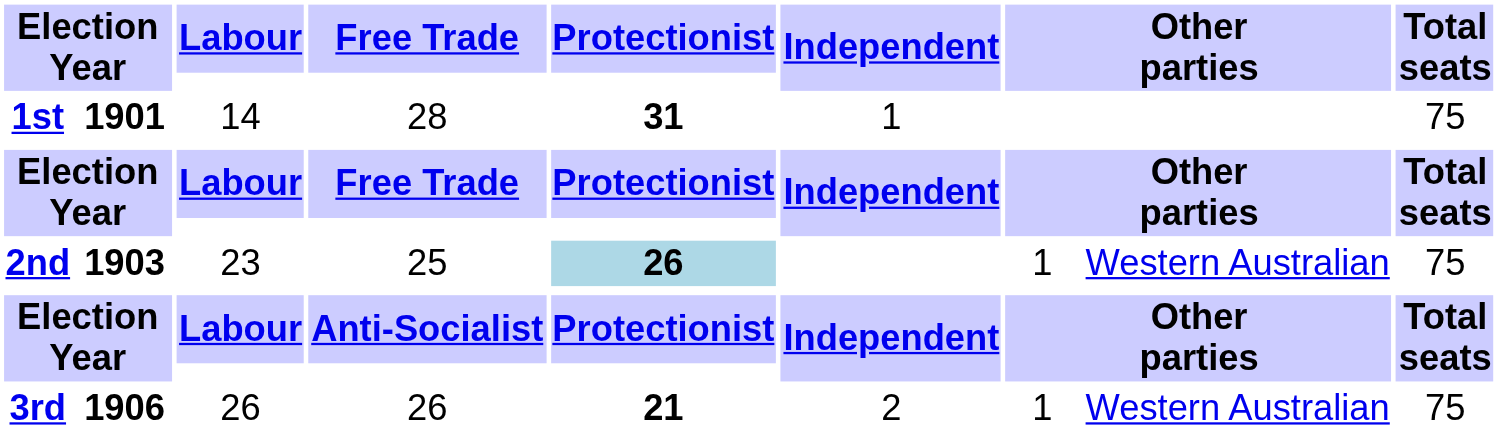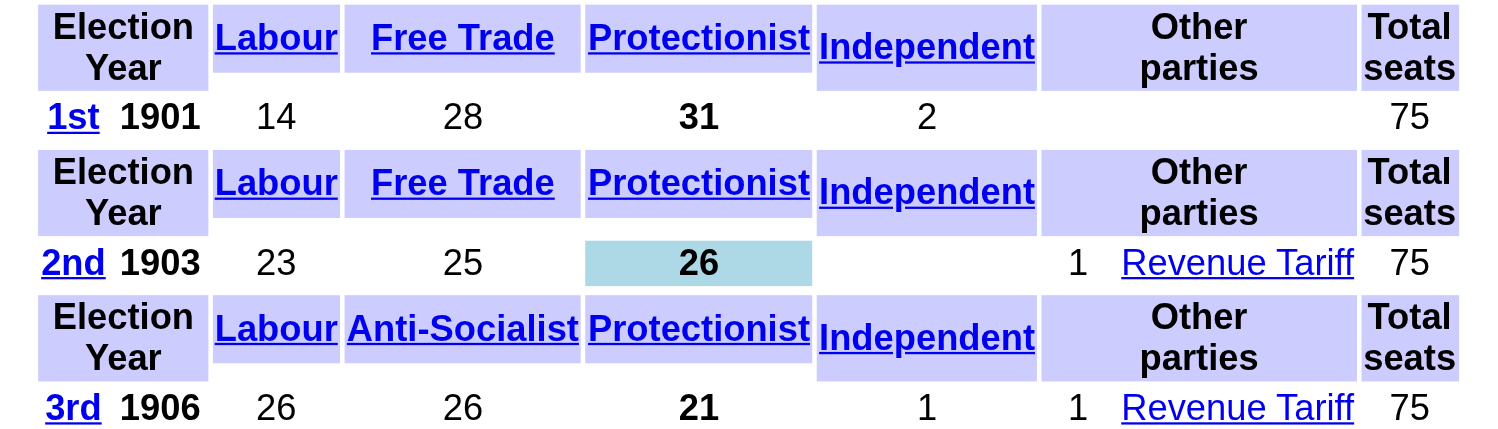(891, 117) 1 -> (927, 117) 2
(1238, 262) Western Australian -> (1238, 262) Revenue Tariff
(891, 408) 2 -> (927, 408) 1
(1238, 408) Western Australian -> (1238, 408) Revenue Tariff
